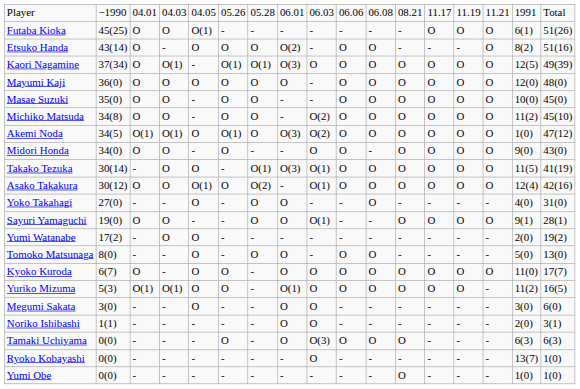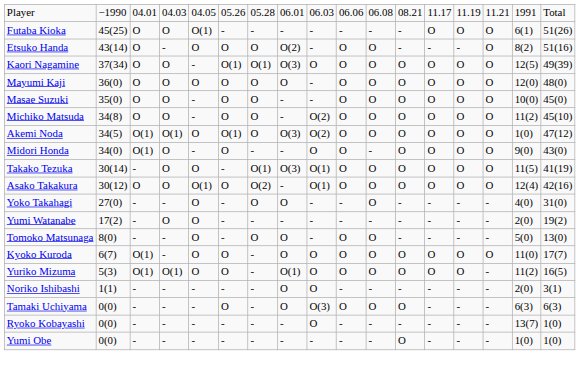(172, 64) O(1) -> (166, 64) O
(136, 151) O -> (143, 151) O(1)
- row: (47, 220)
(136, 271) O -> (143, 254) O(1)
- row: (41, 306)
